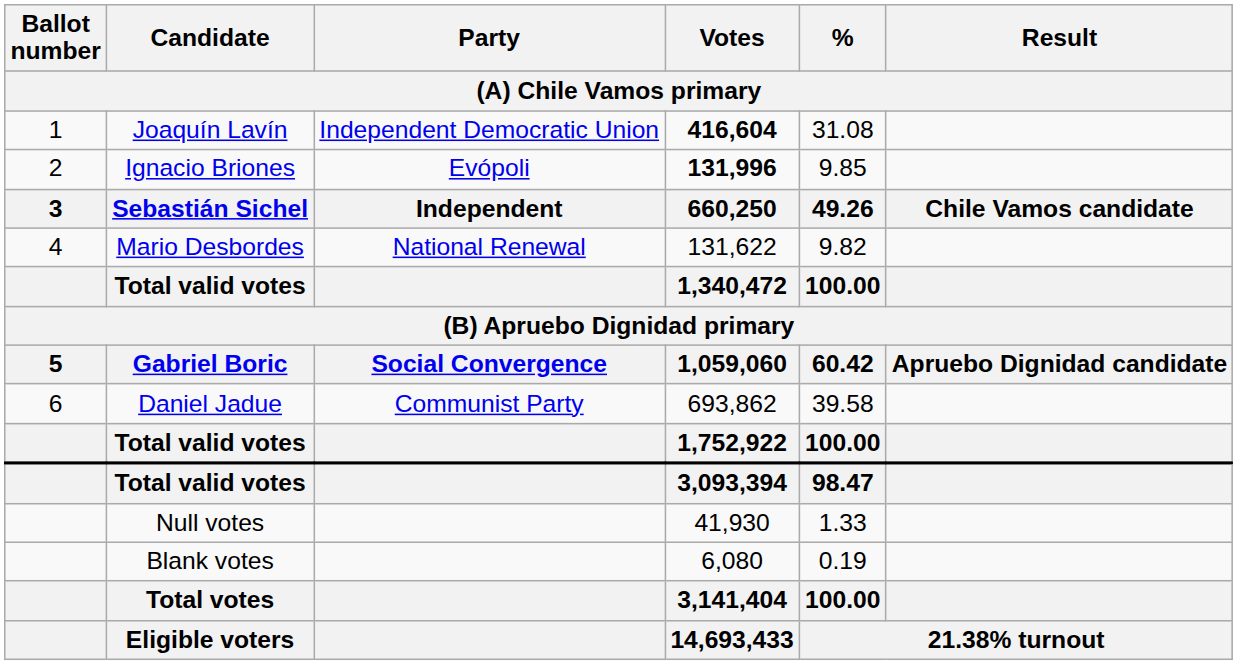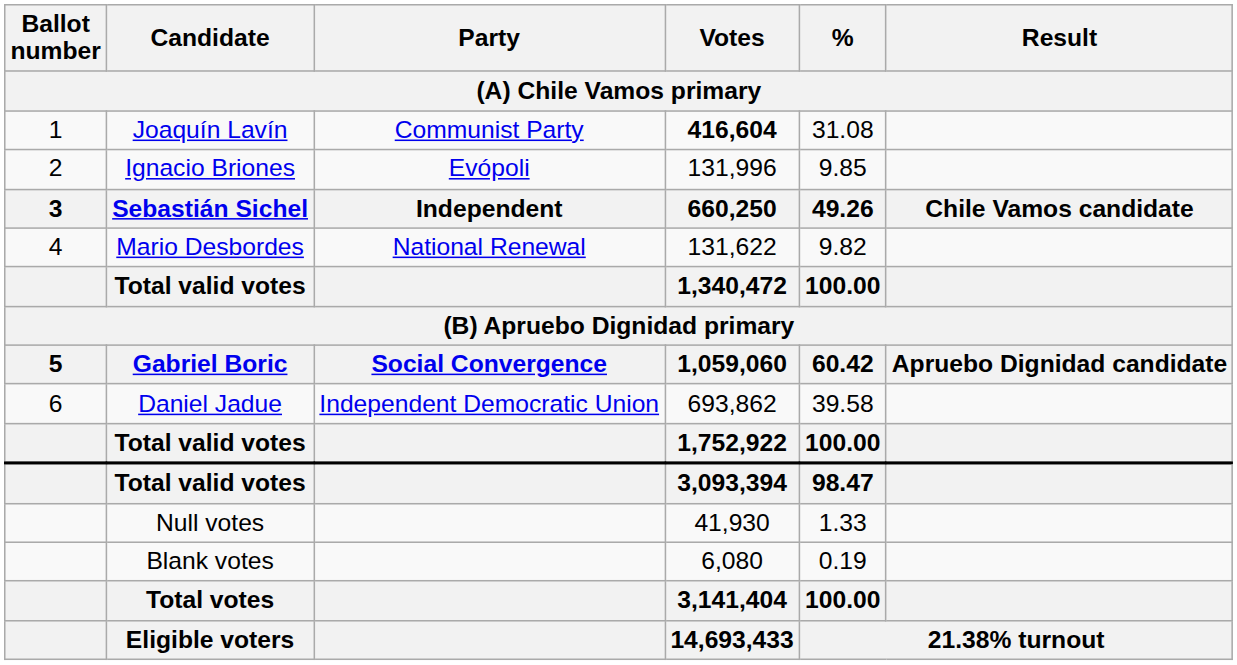(489, 129) Independent Democratic Union -> (489, 129) Communist Party
(732, 168) bold -> (732, 168) normal
(489, 403) Communist Party -> (489, 403) Independent Democratic Union
